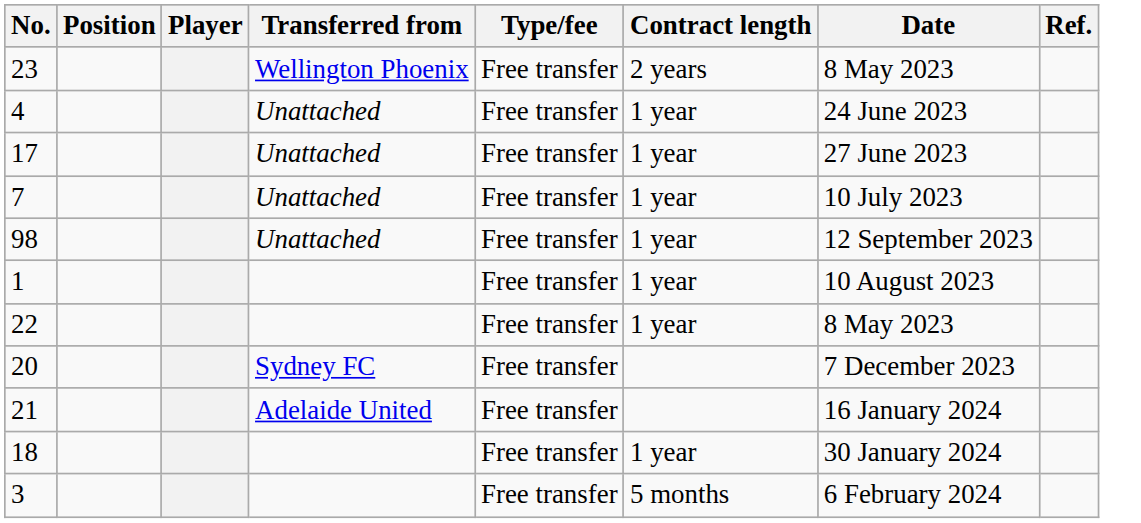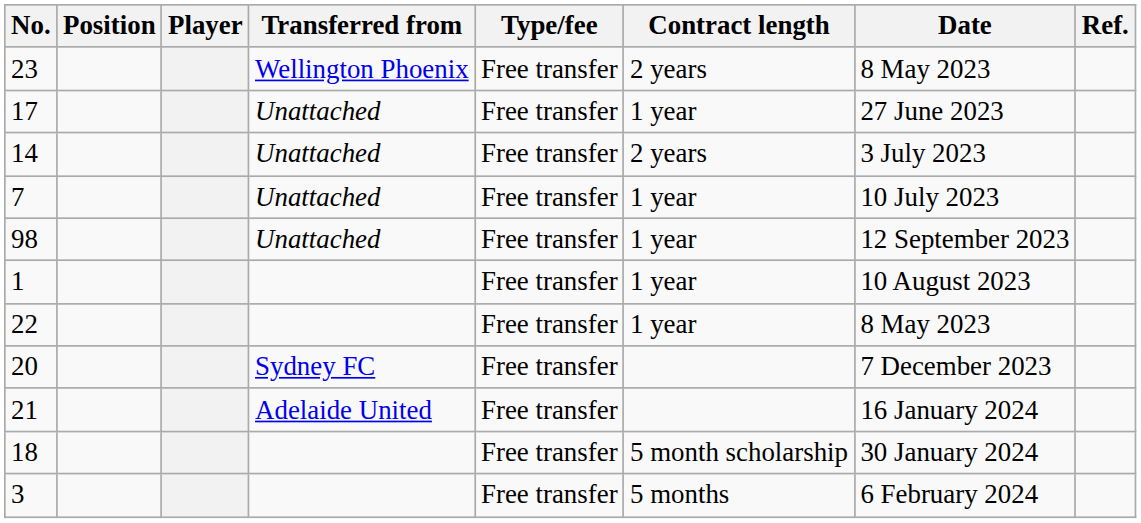- row: (18, 111)
+ row: (24, 153)
(663, 452) 1 year -> (739, 452) 5 month scholarship
